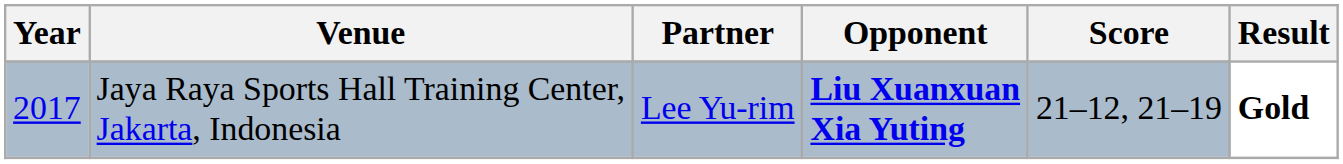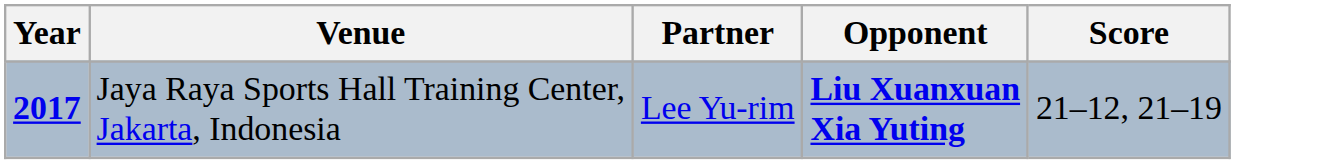- column: (1284, 32)
(47, 108) normal -> (47, 108) bold
